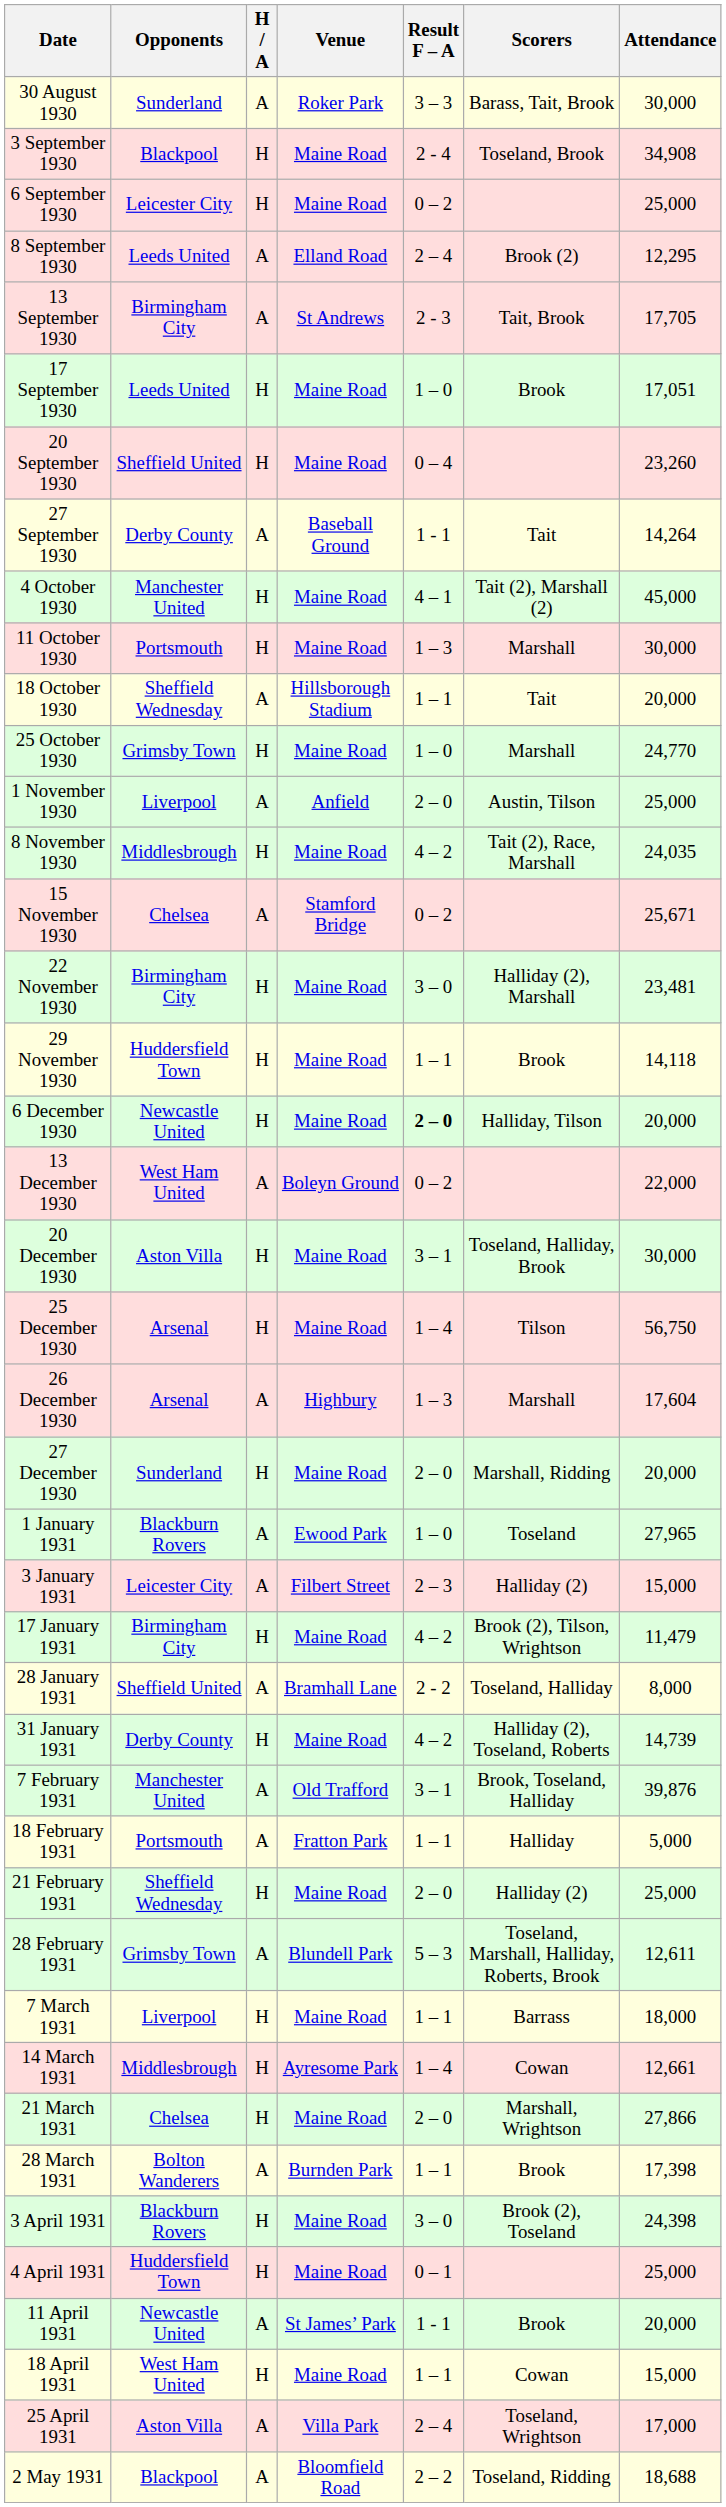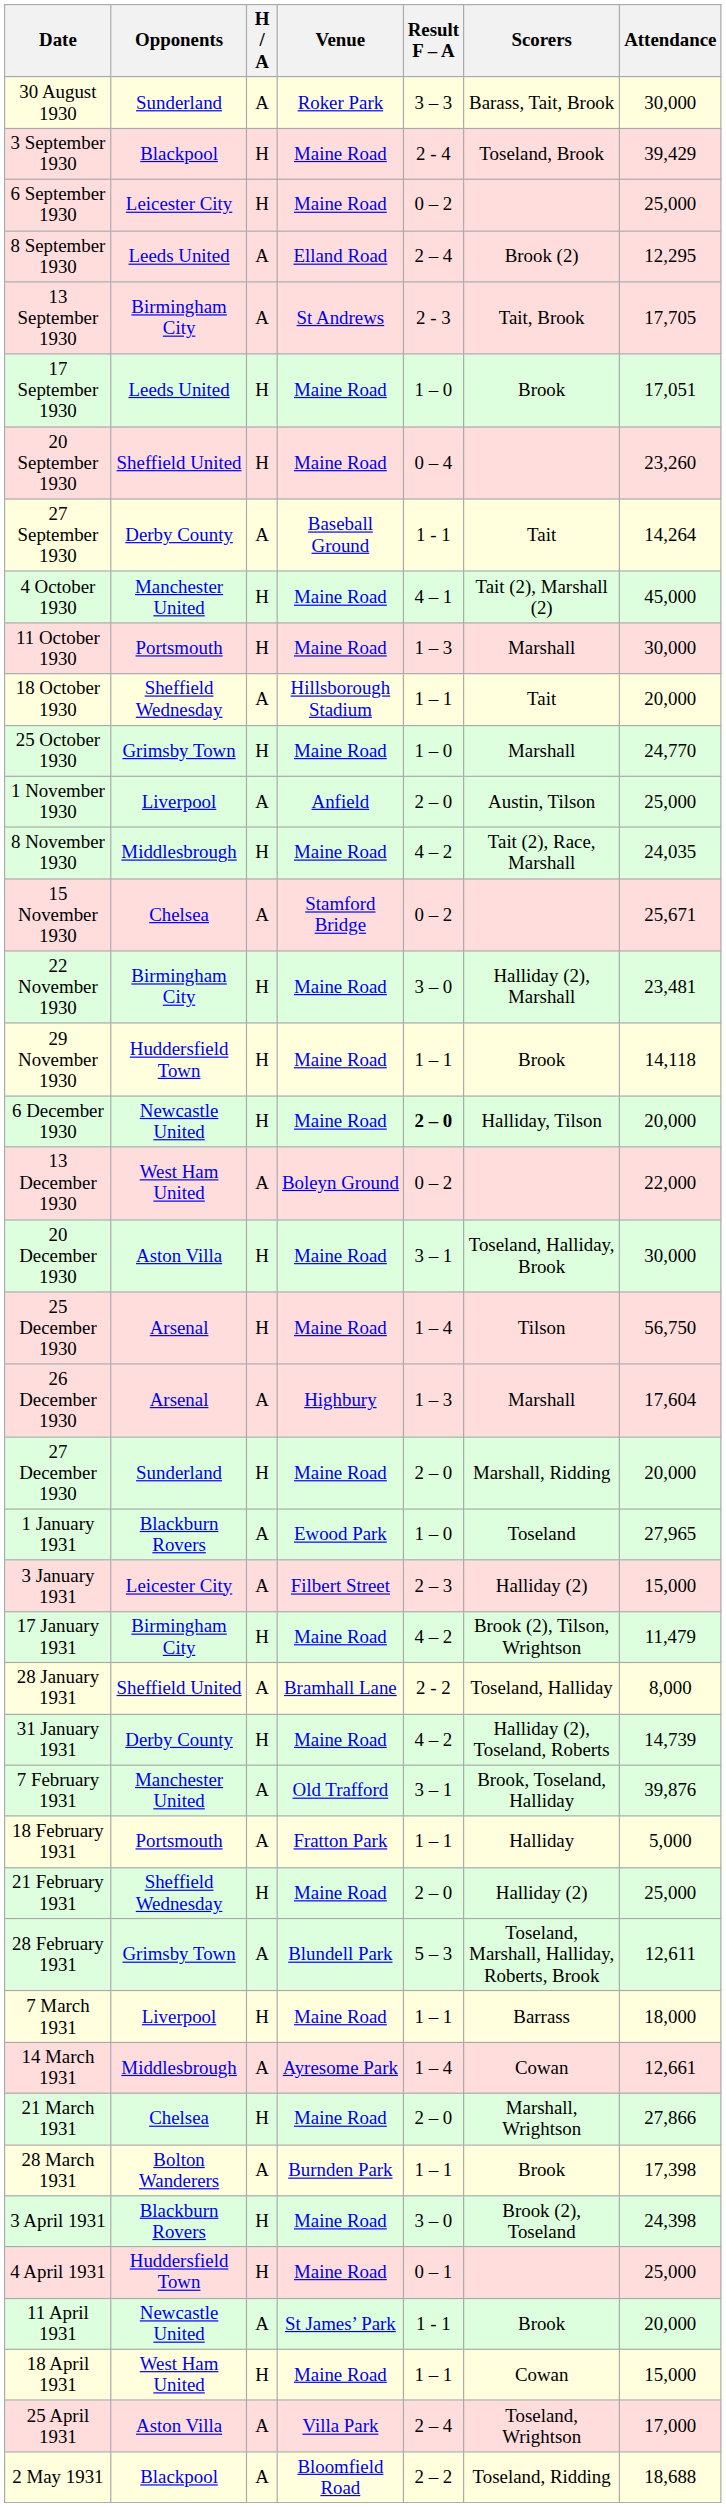(670, 153) 34,908 -> (670, 153) 39,429
(262, 2067) H -> (262, 2067) A
